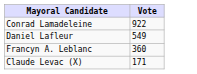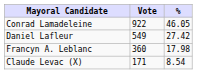+ column: (178, 11)
